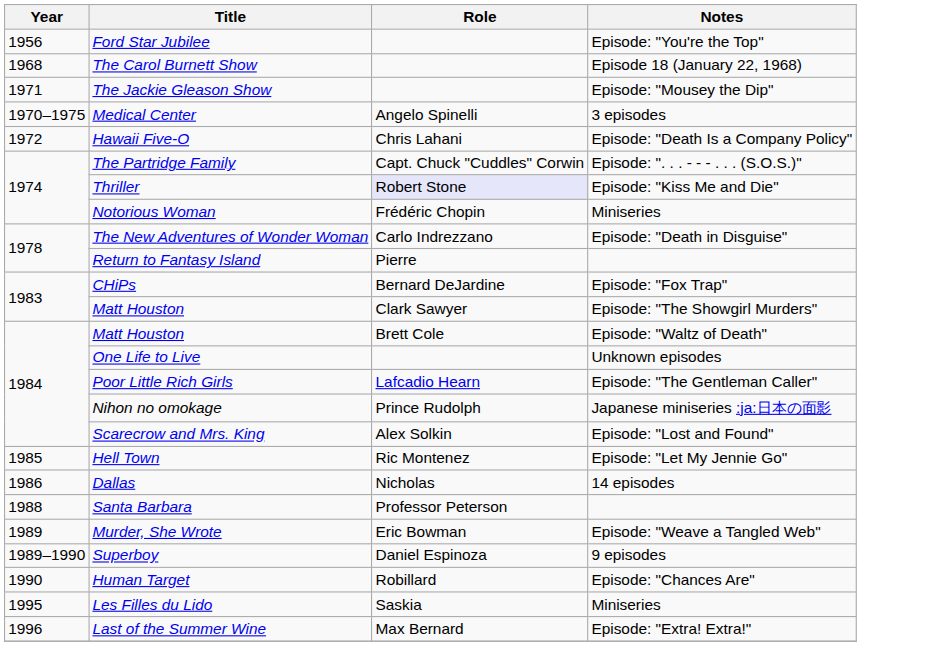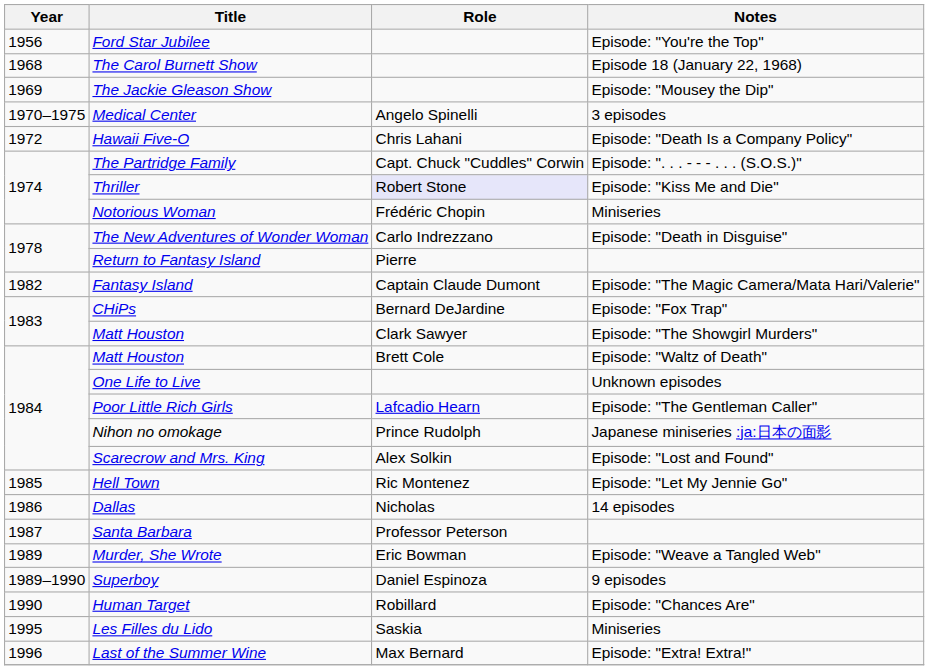(25, 90) 1971 -> (25, 90) 1969
+ row: (143, 285)
(25, 507) 1988 -> (25, 531) 1987
